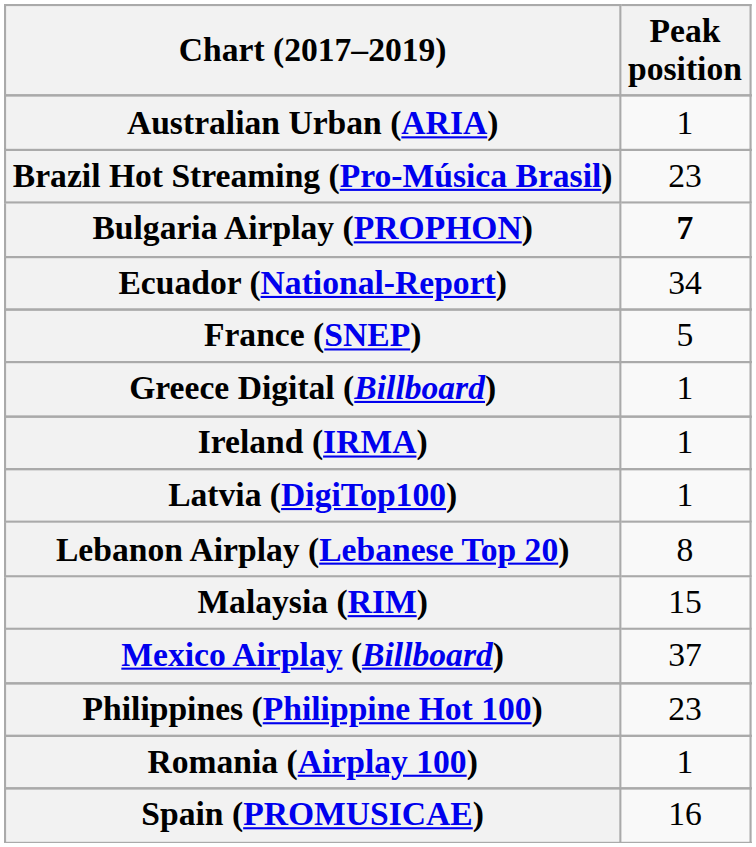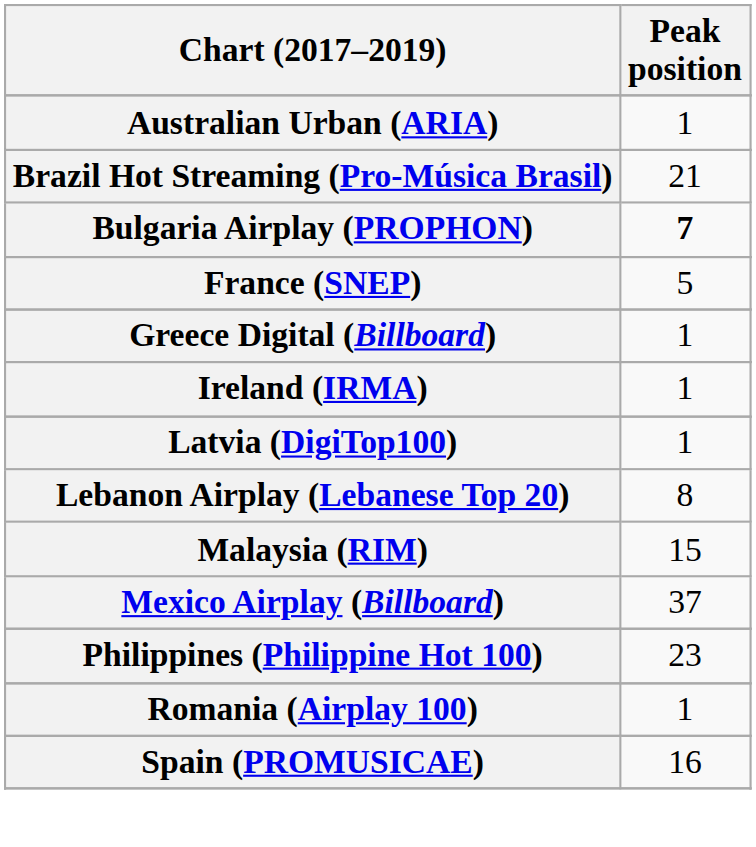(685, 175) 23 -> (685, 175) 21
- row: (313, 282)
